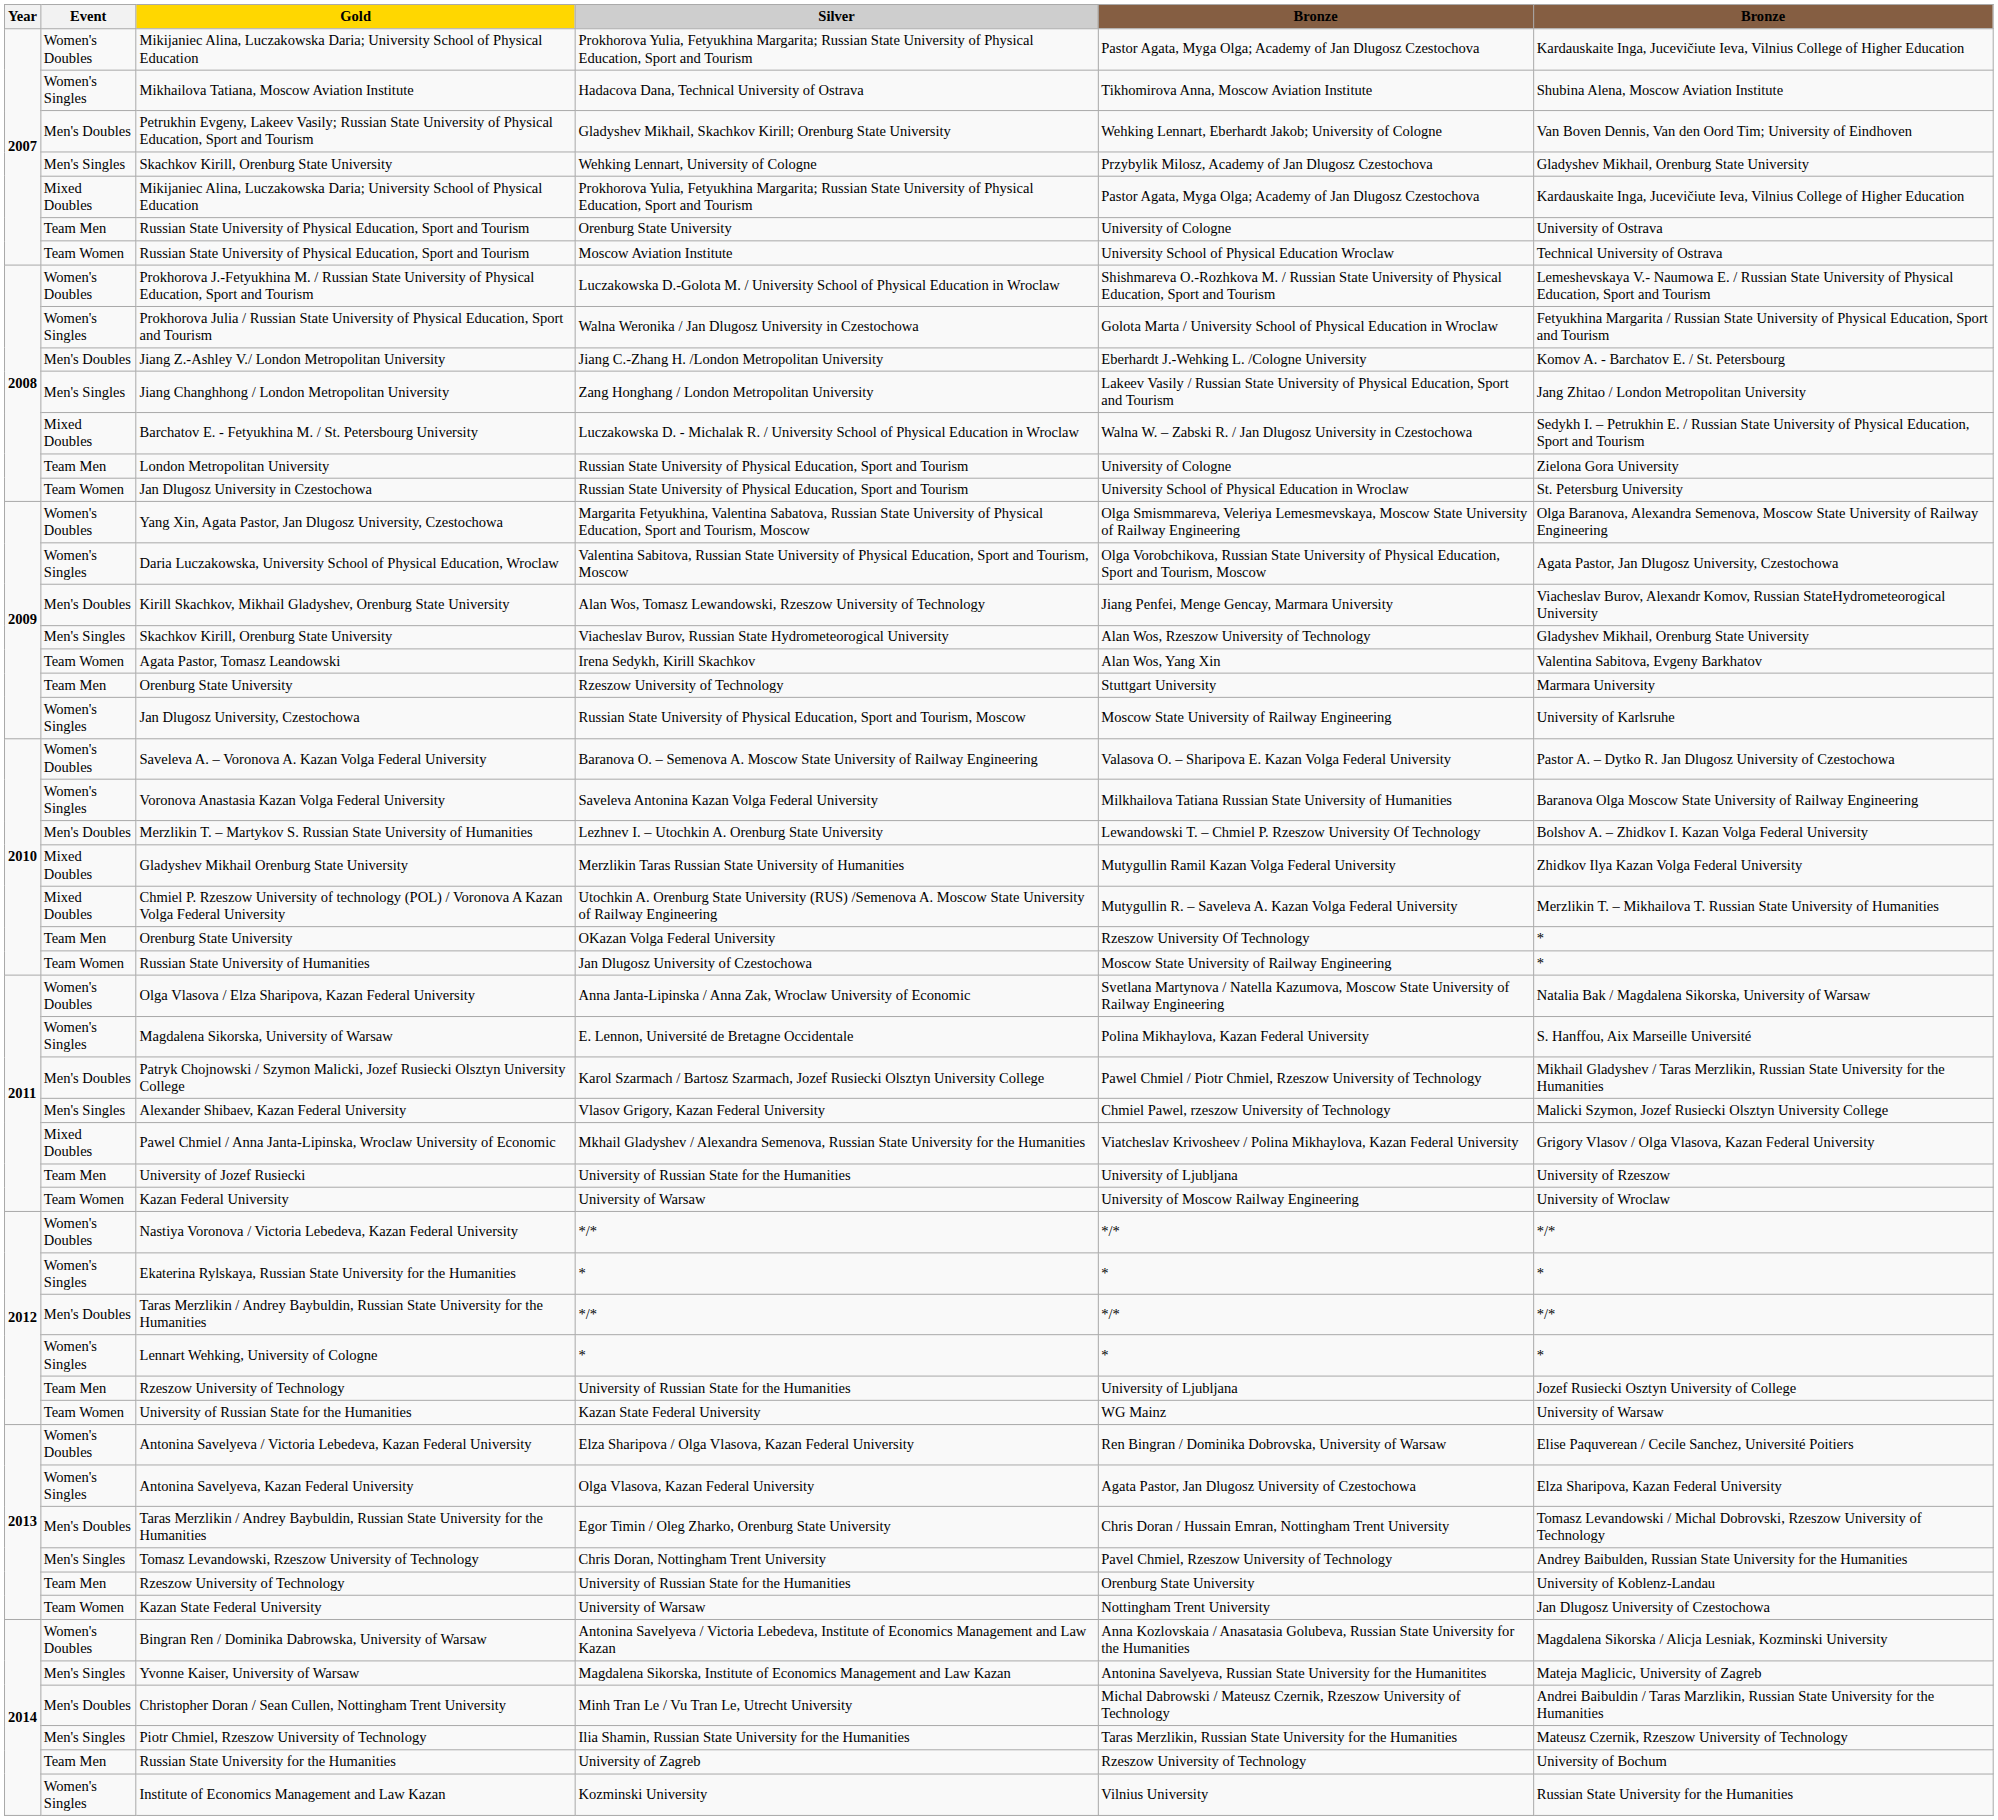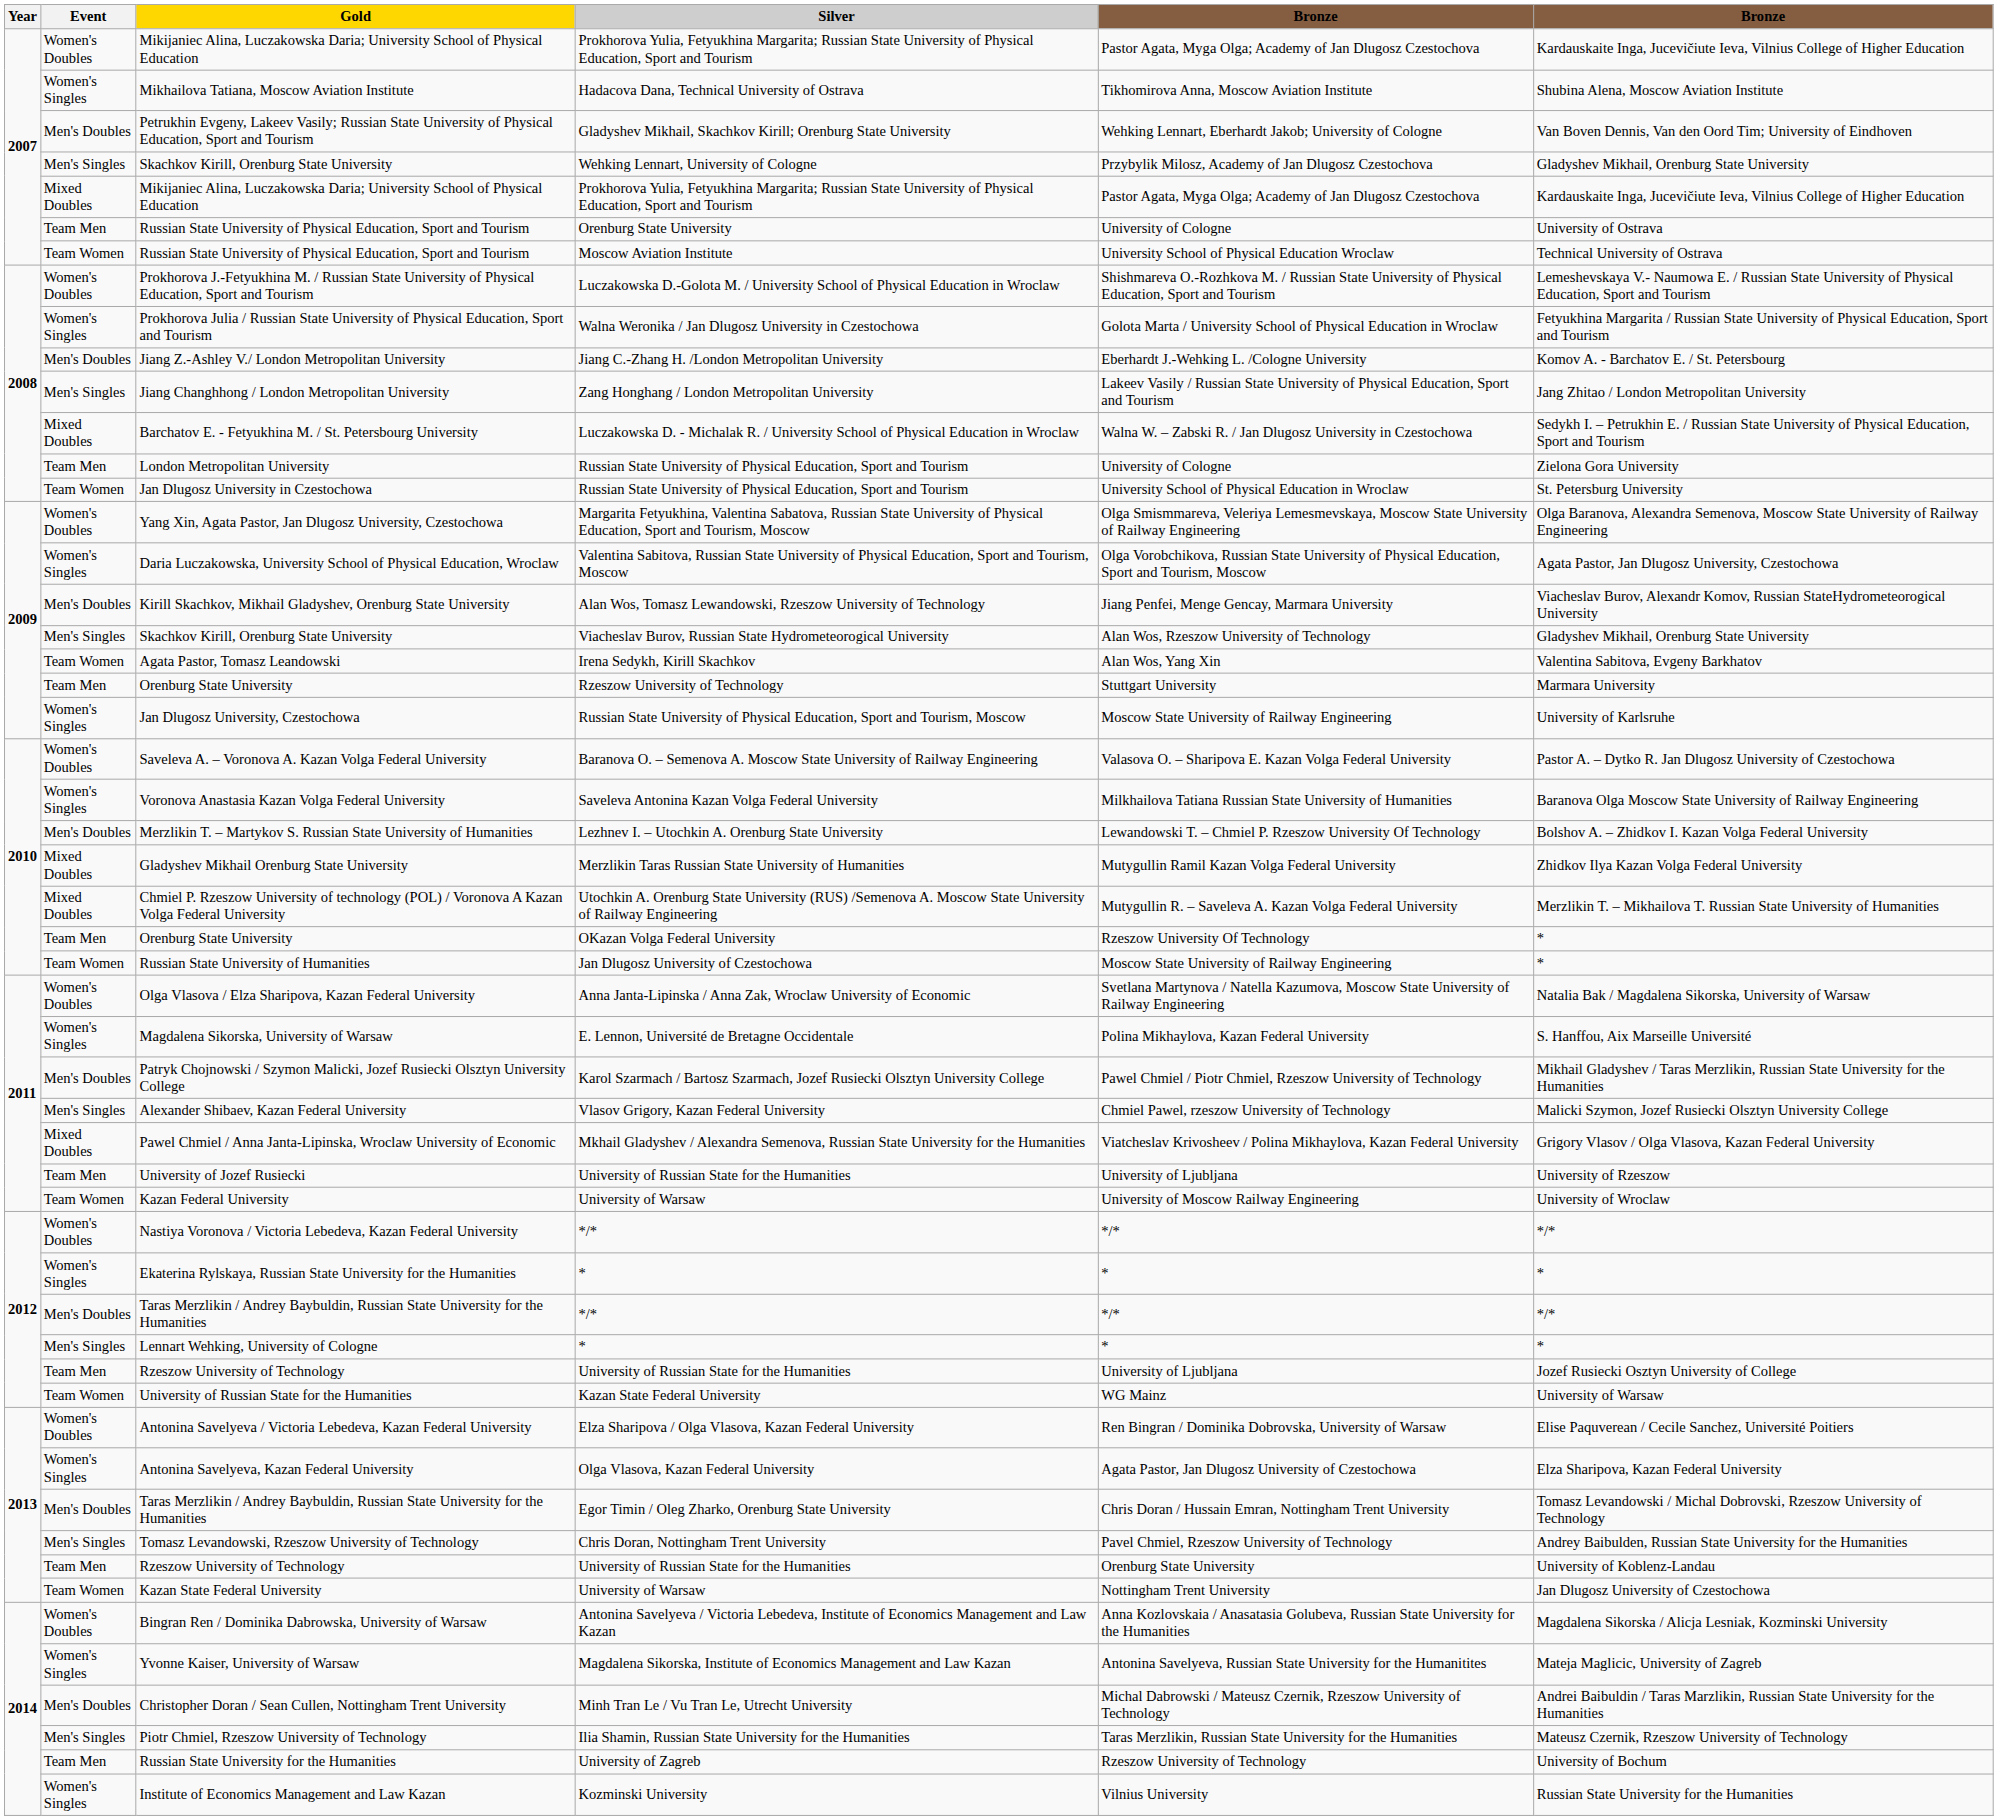(70, 1355) Women's Singles -> (84, 1347) Men's Singles
(84, 1673) Men's Singles -> (70, 1664) Women's Singles
